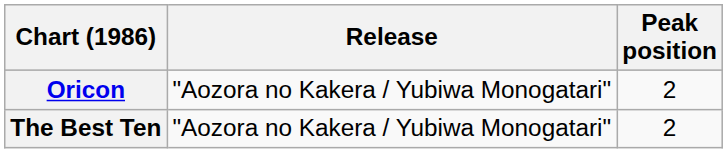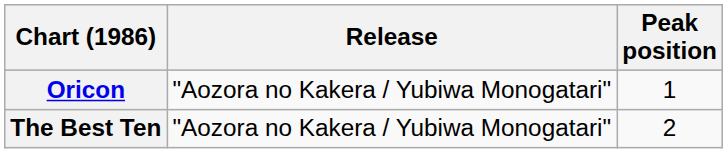(670, 89) 2 -> (670, 89) 1
